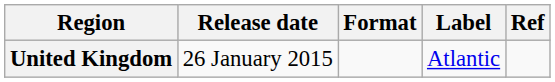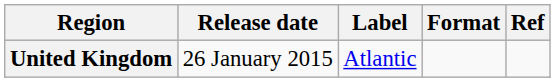columns swapped: (380, 22) <-> (464, 22)
